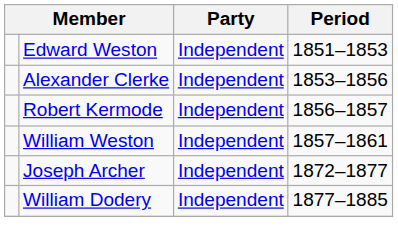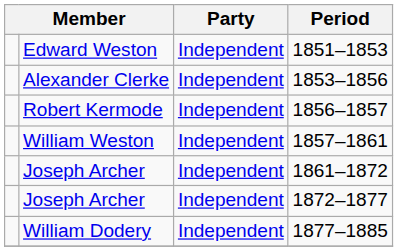+ row: (340, 170)
